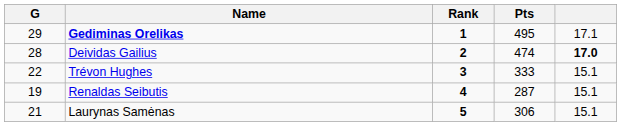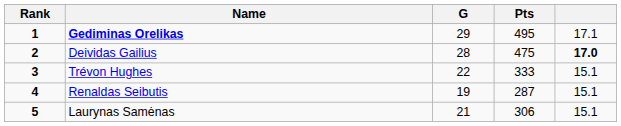columns swapped: (463, 14) <-> (35, 14)
(524, 53) 474 -> (524, 53) 475
